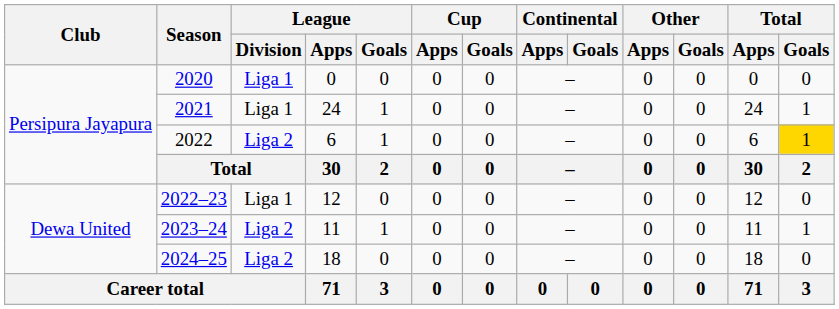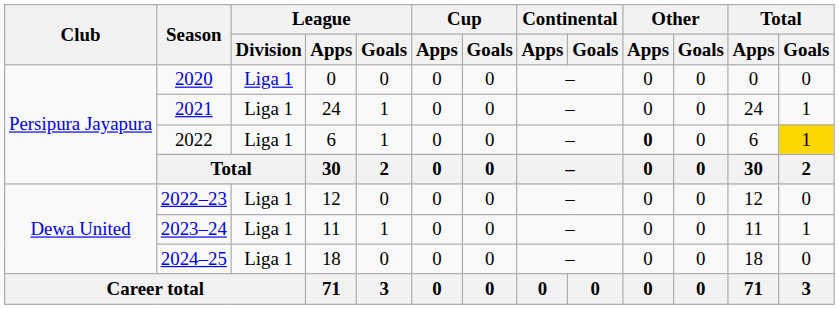(269, 139) Liga 2 -> (269, 139) Liga 1
(648, 139) normal -> (648, 139) bold
(269, 229) Liga 2 -> (269, 229) Liga 1
(269, 259) Liga 2 -> (269, 259) Liga 1
